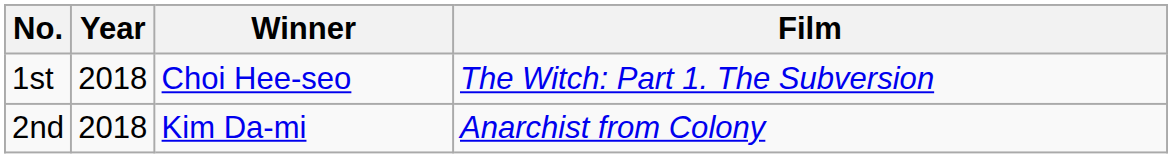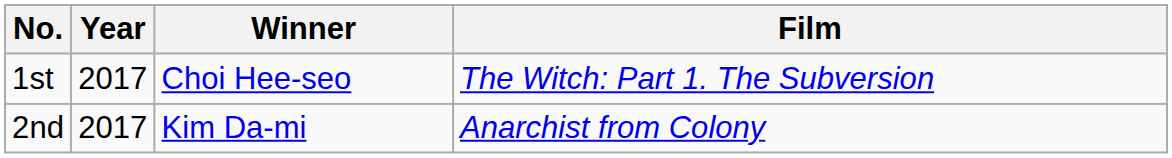(113, 78) 2018 -> (113, 78) 2017
(113, 127) 2018 -> (113, 127) 2017
